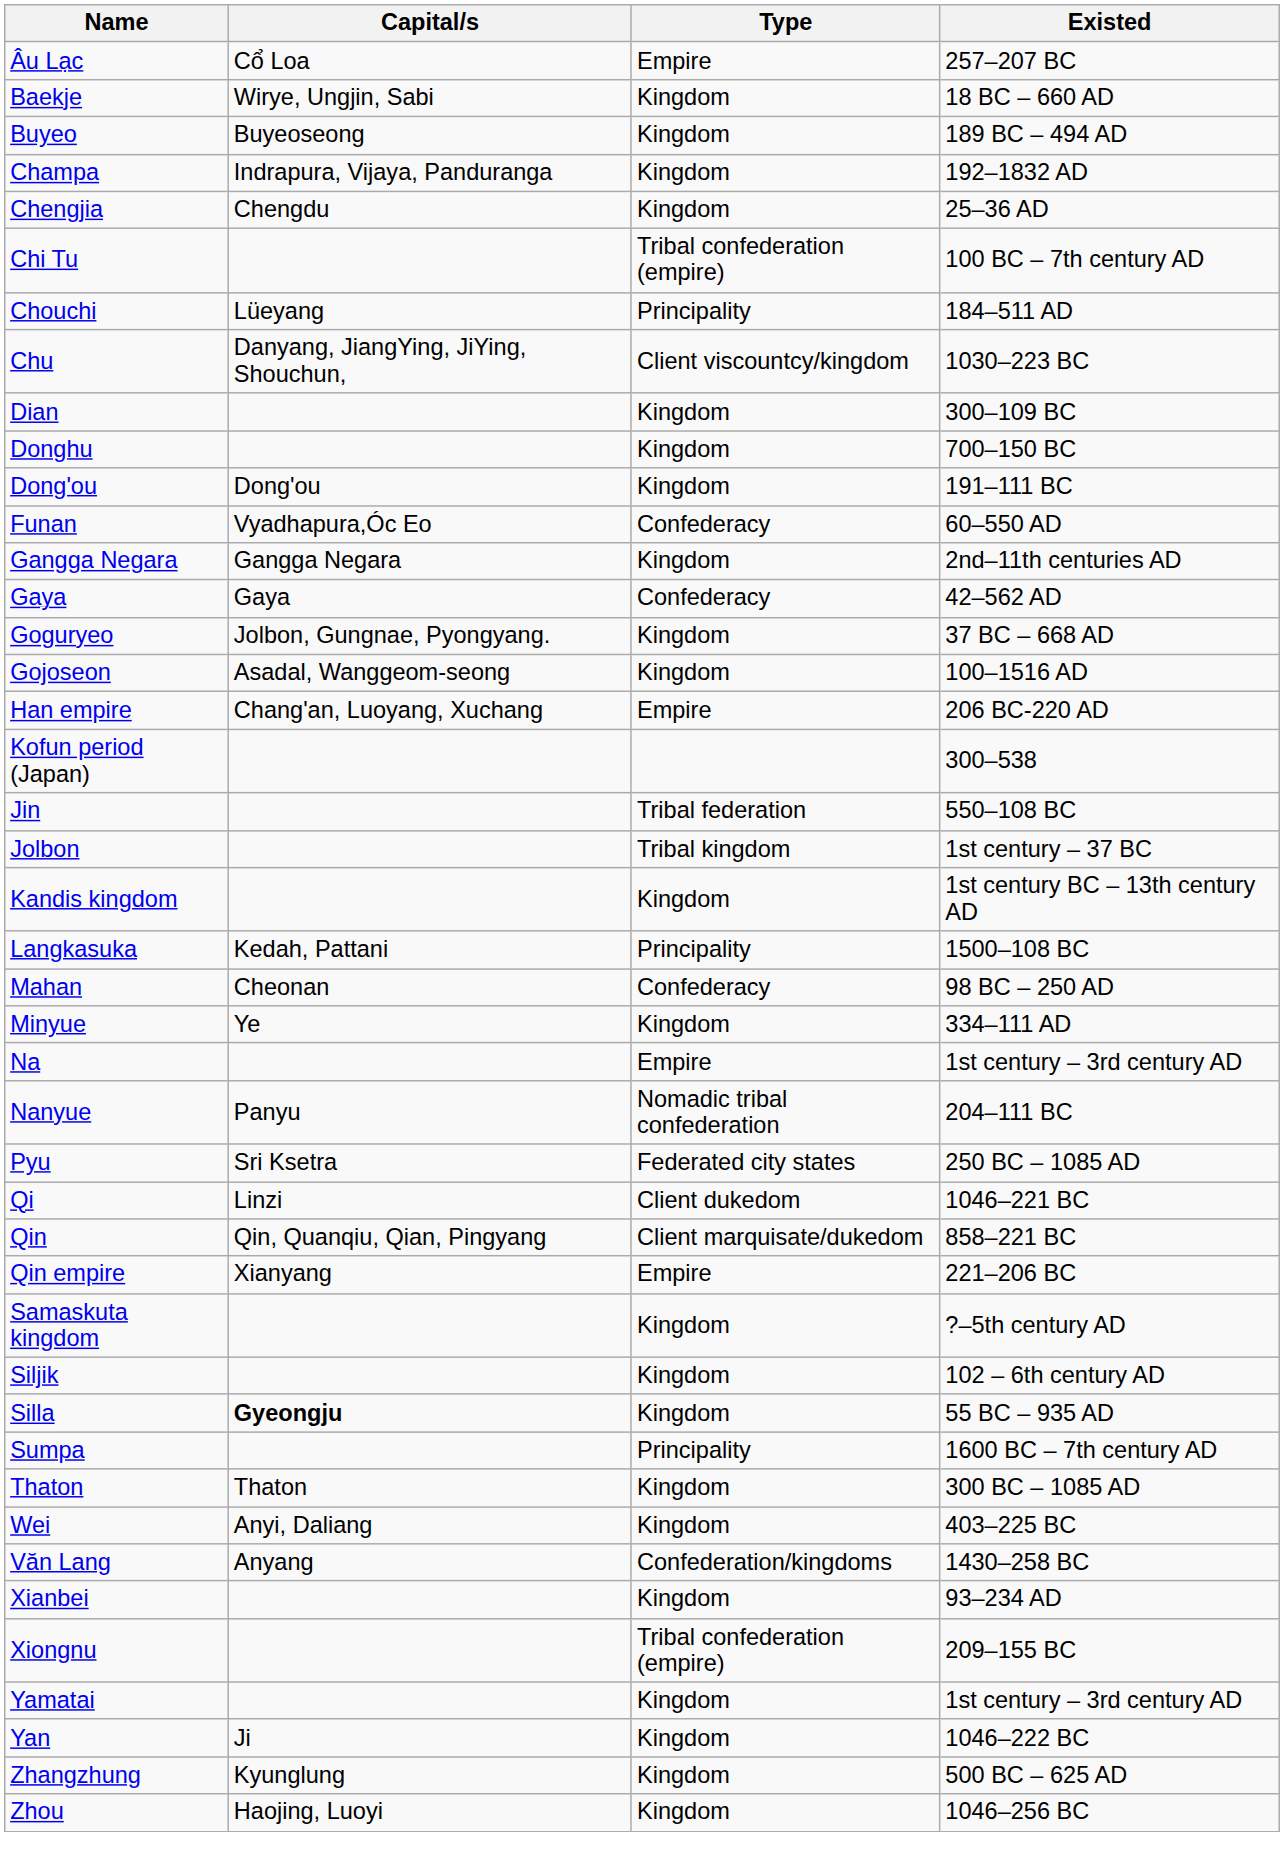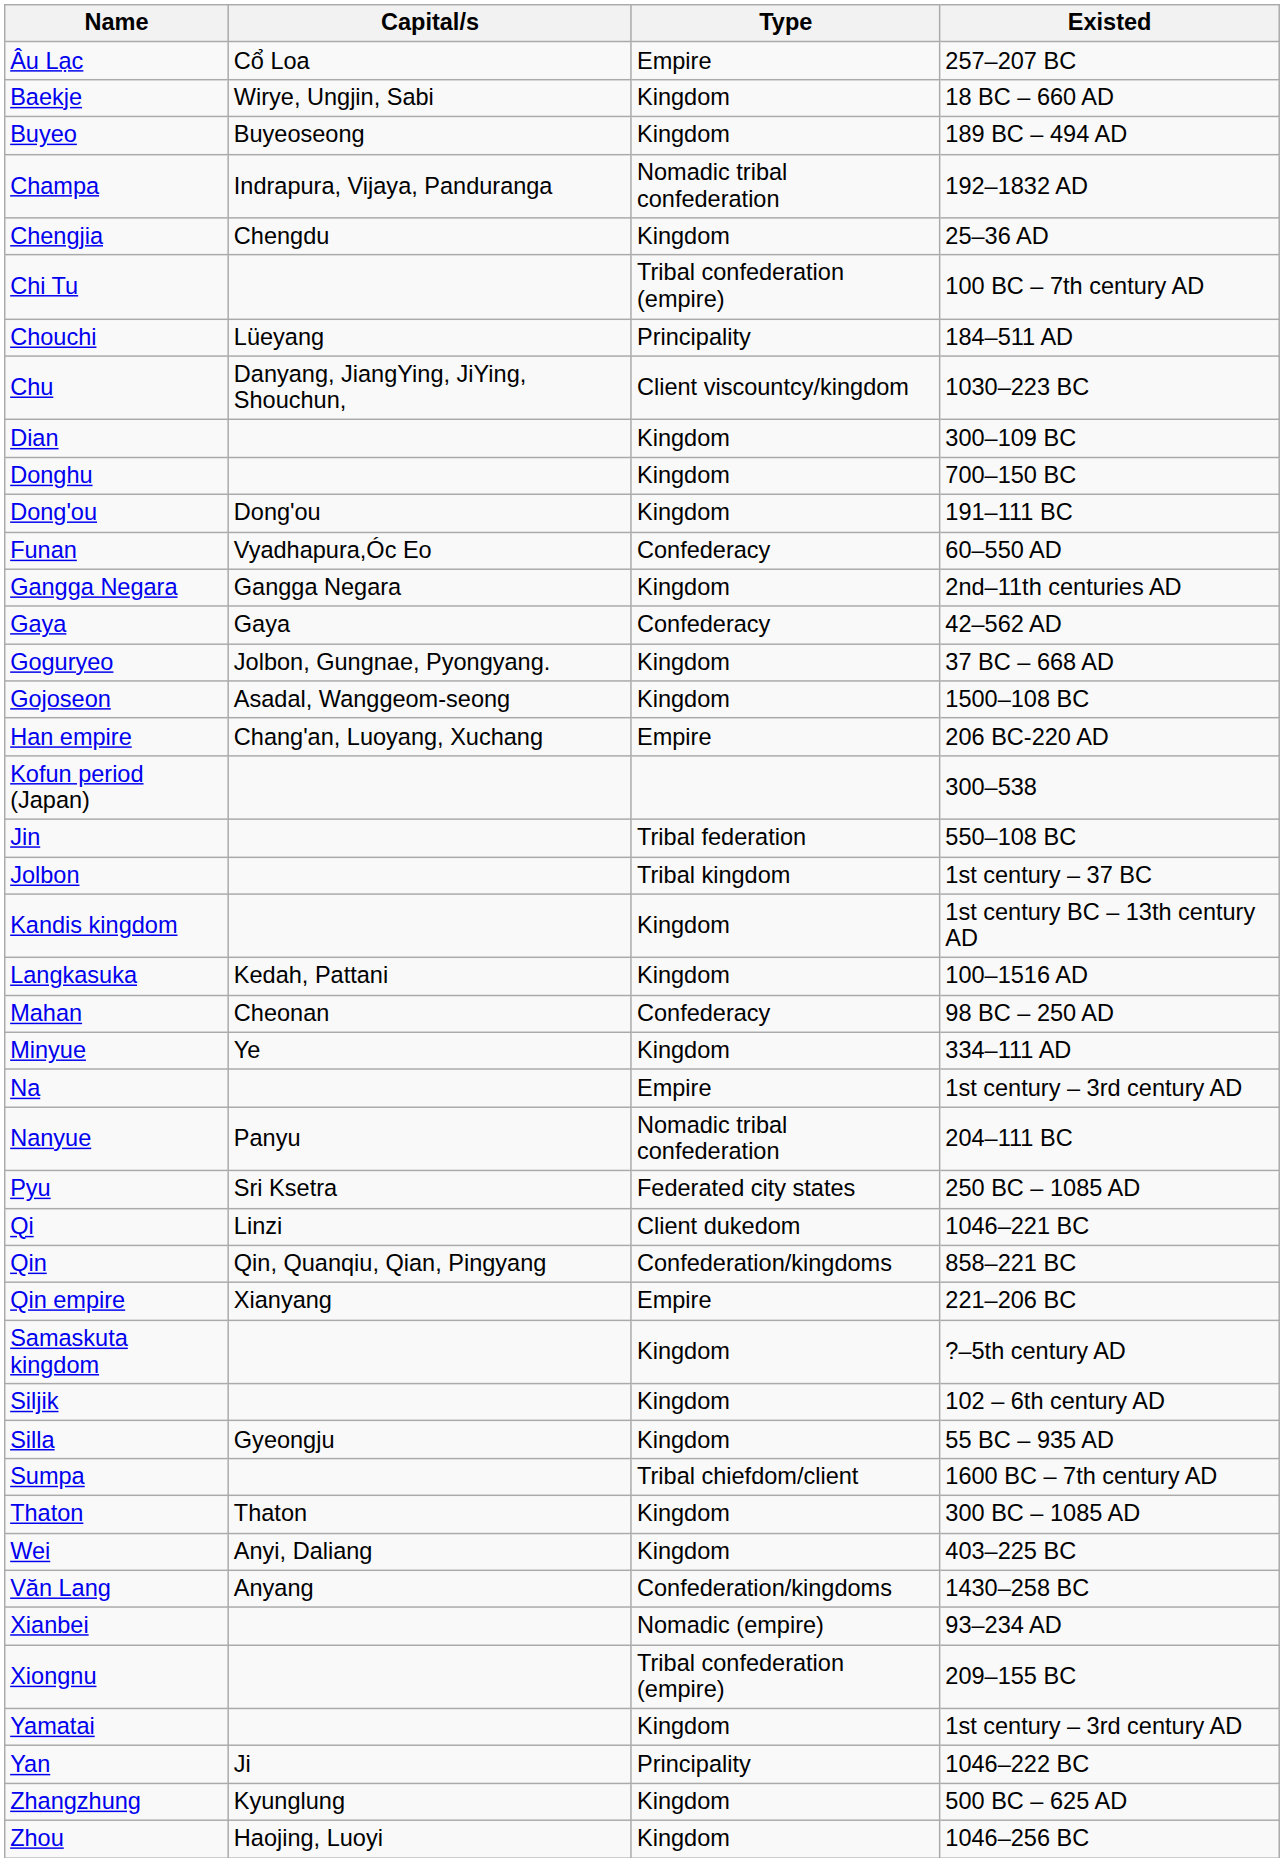(683, 172) Kingdom -> (712, 185) Nomadic tribal confederation
(1017, 672) 100–1516 AD -> (1017, 699) 1500–108 BC
(694, 949) Principality -> (683, 976) Kingdom
(1017, 949) 1500–108 BC -> (1017, 976) 100–1516 AD
(780, 1237) Client marquisate/dukedom -> (764, 1263) Confederation/kingdoms
(288, 1412) bold -> (284, 1439) normal
(694, 1450) Principality -> (748, 1476) Tribal chiefdom/client
(683, 1599) Kingdom -> (730, 1625) Nomadic (empire)
(683, 1737) Kingdom -> (694, 1764) Principality
